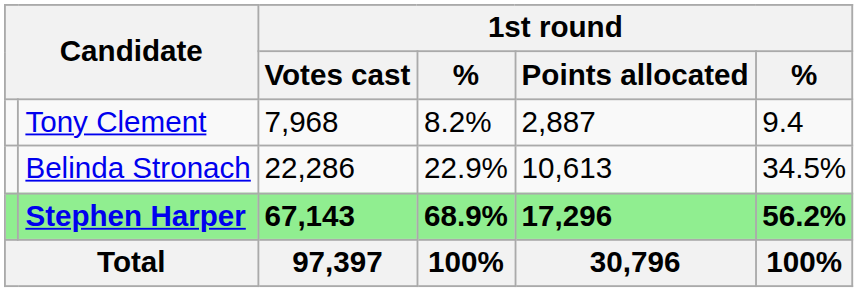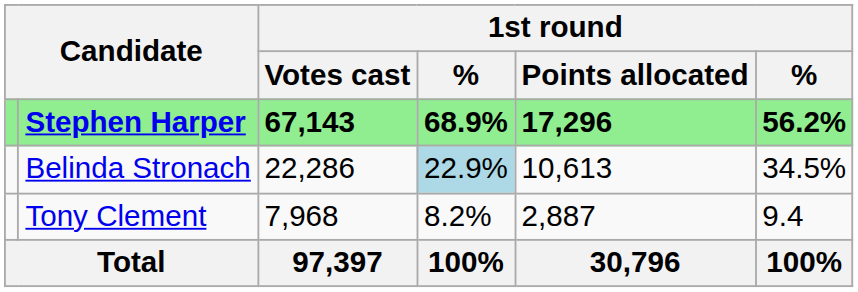rows swapped: (136, 215) <-> (116, 121)
(466, 168) no background -> (466, 168) lightblue background
